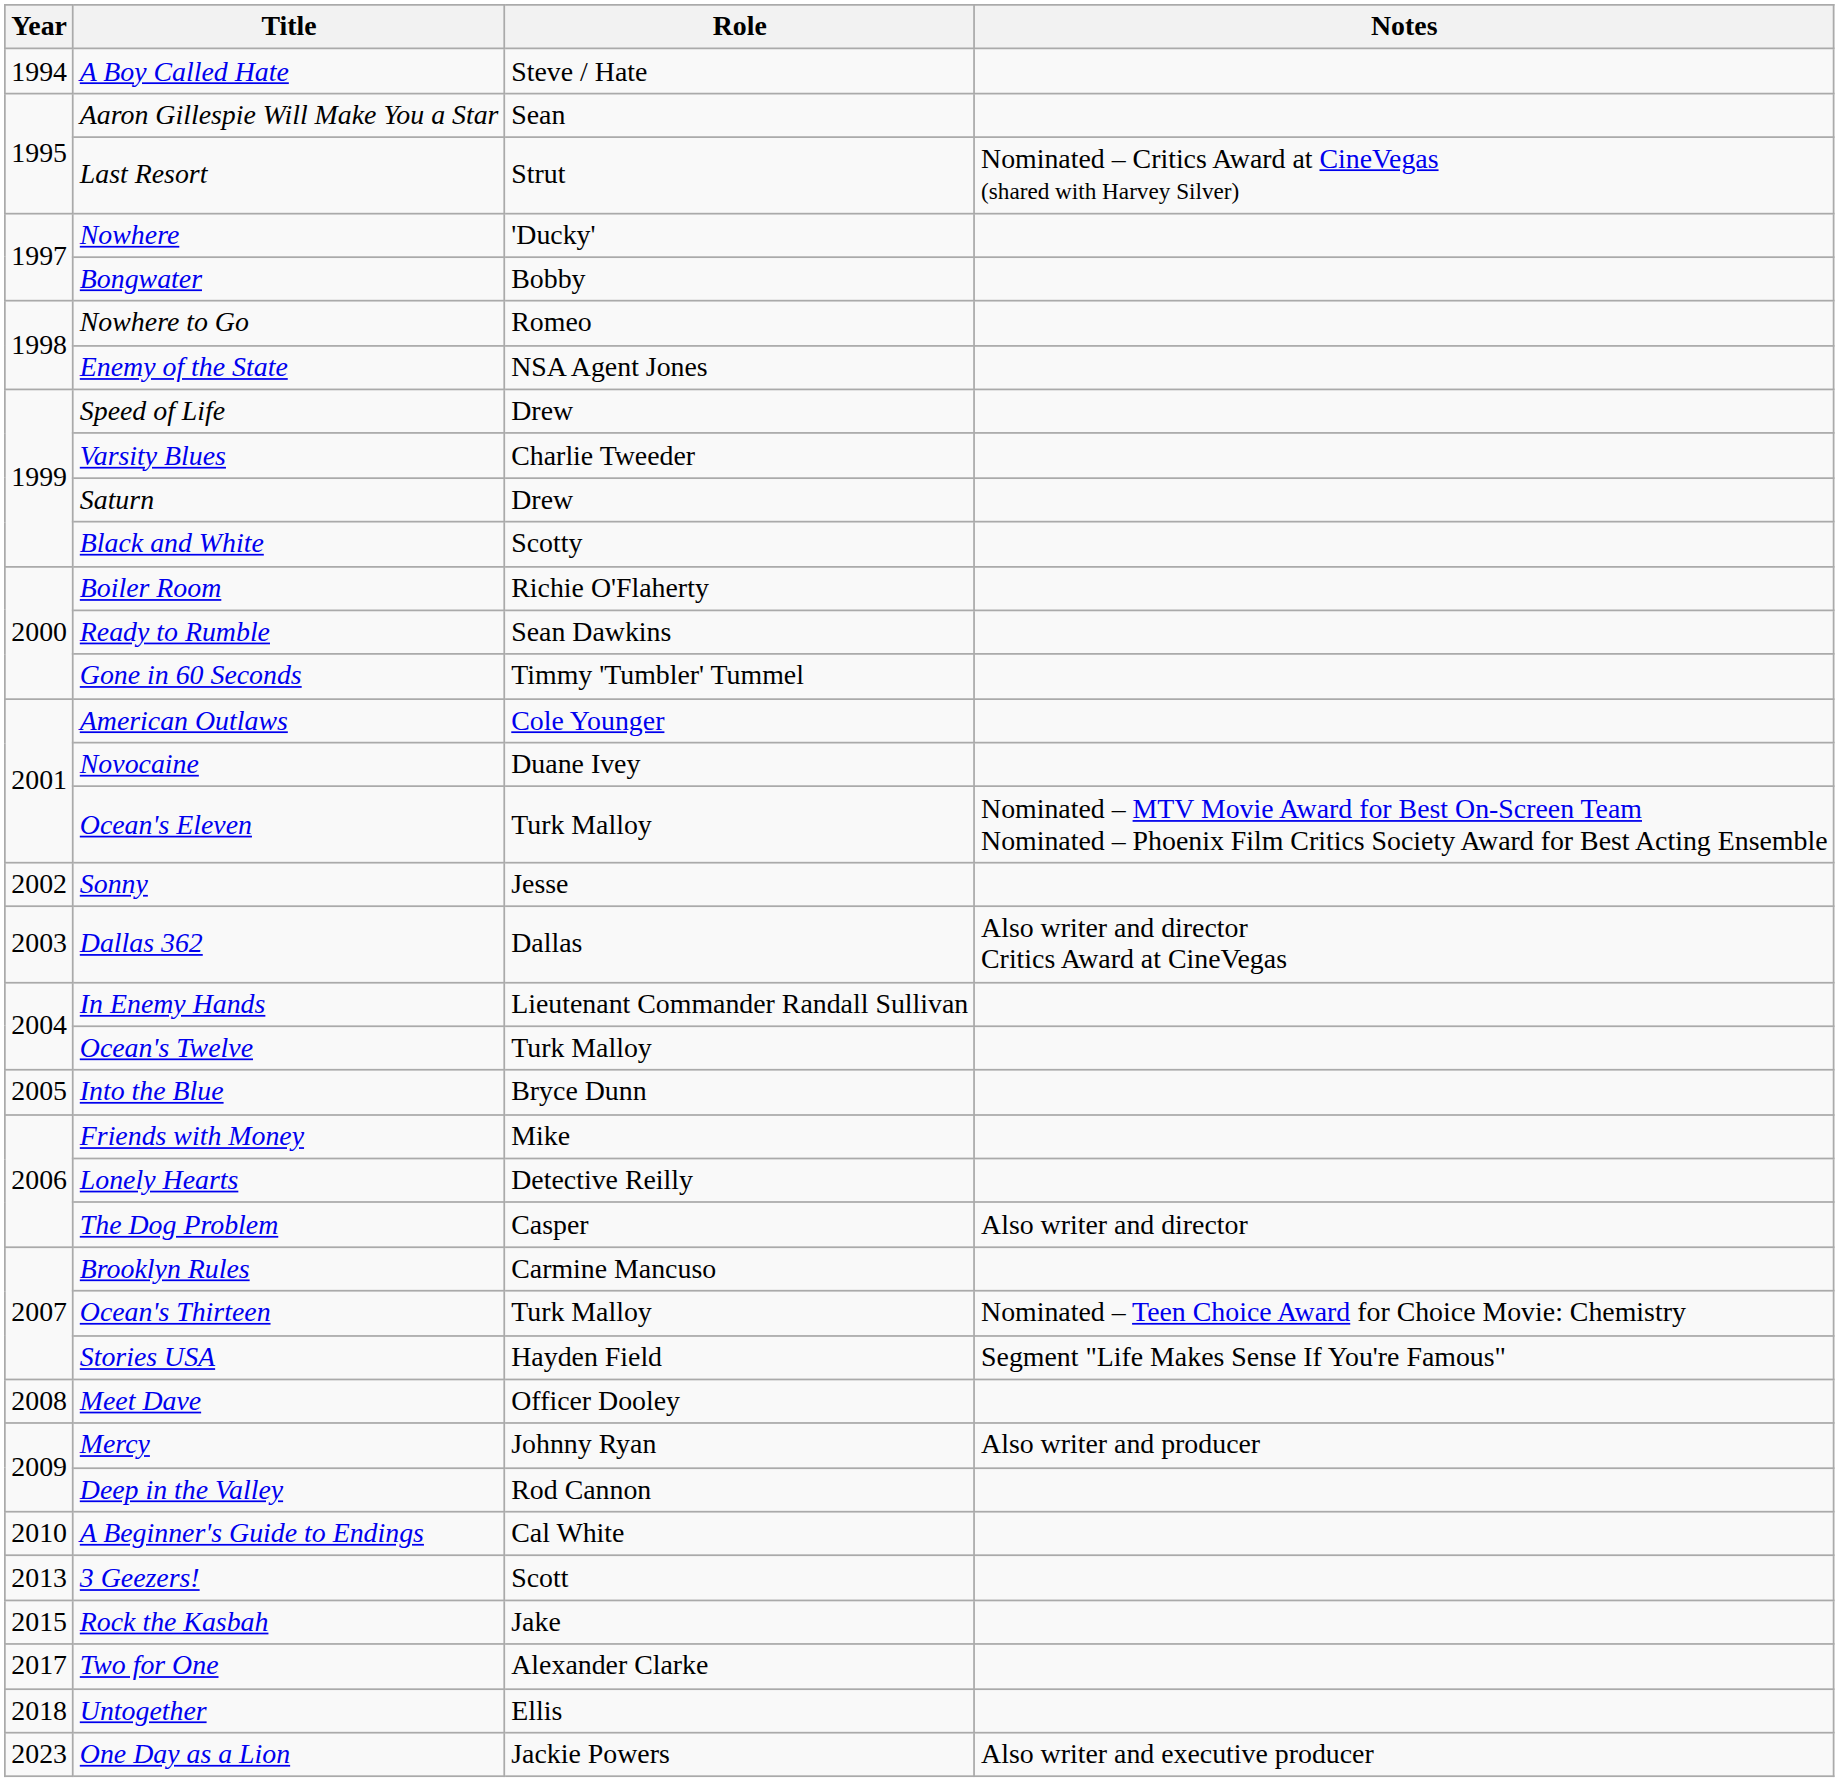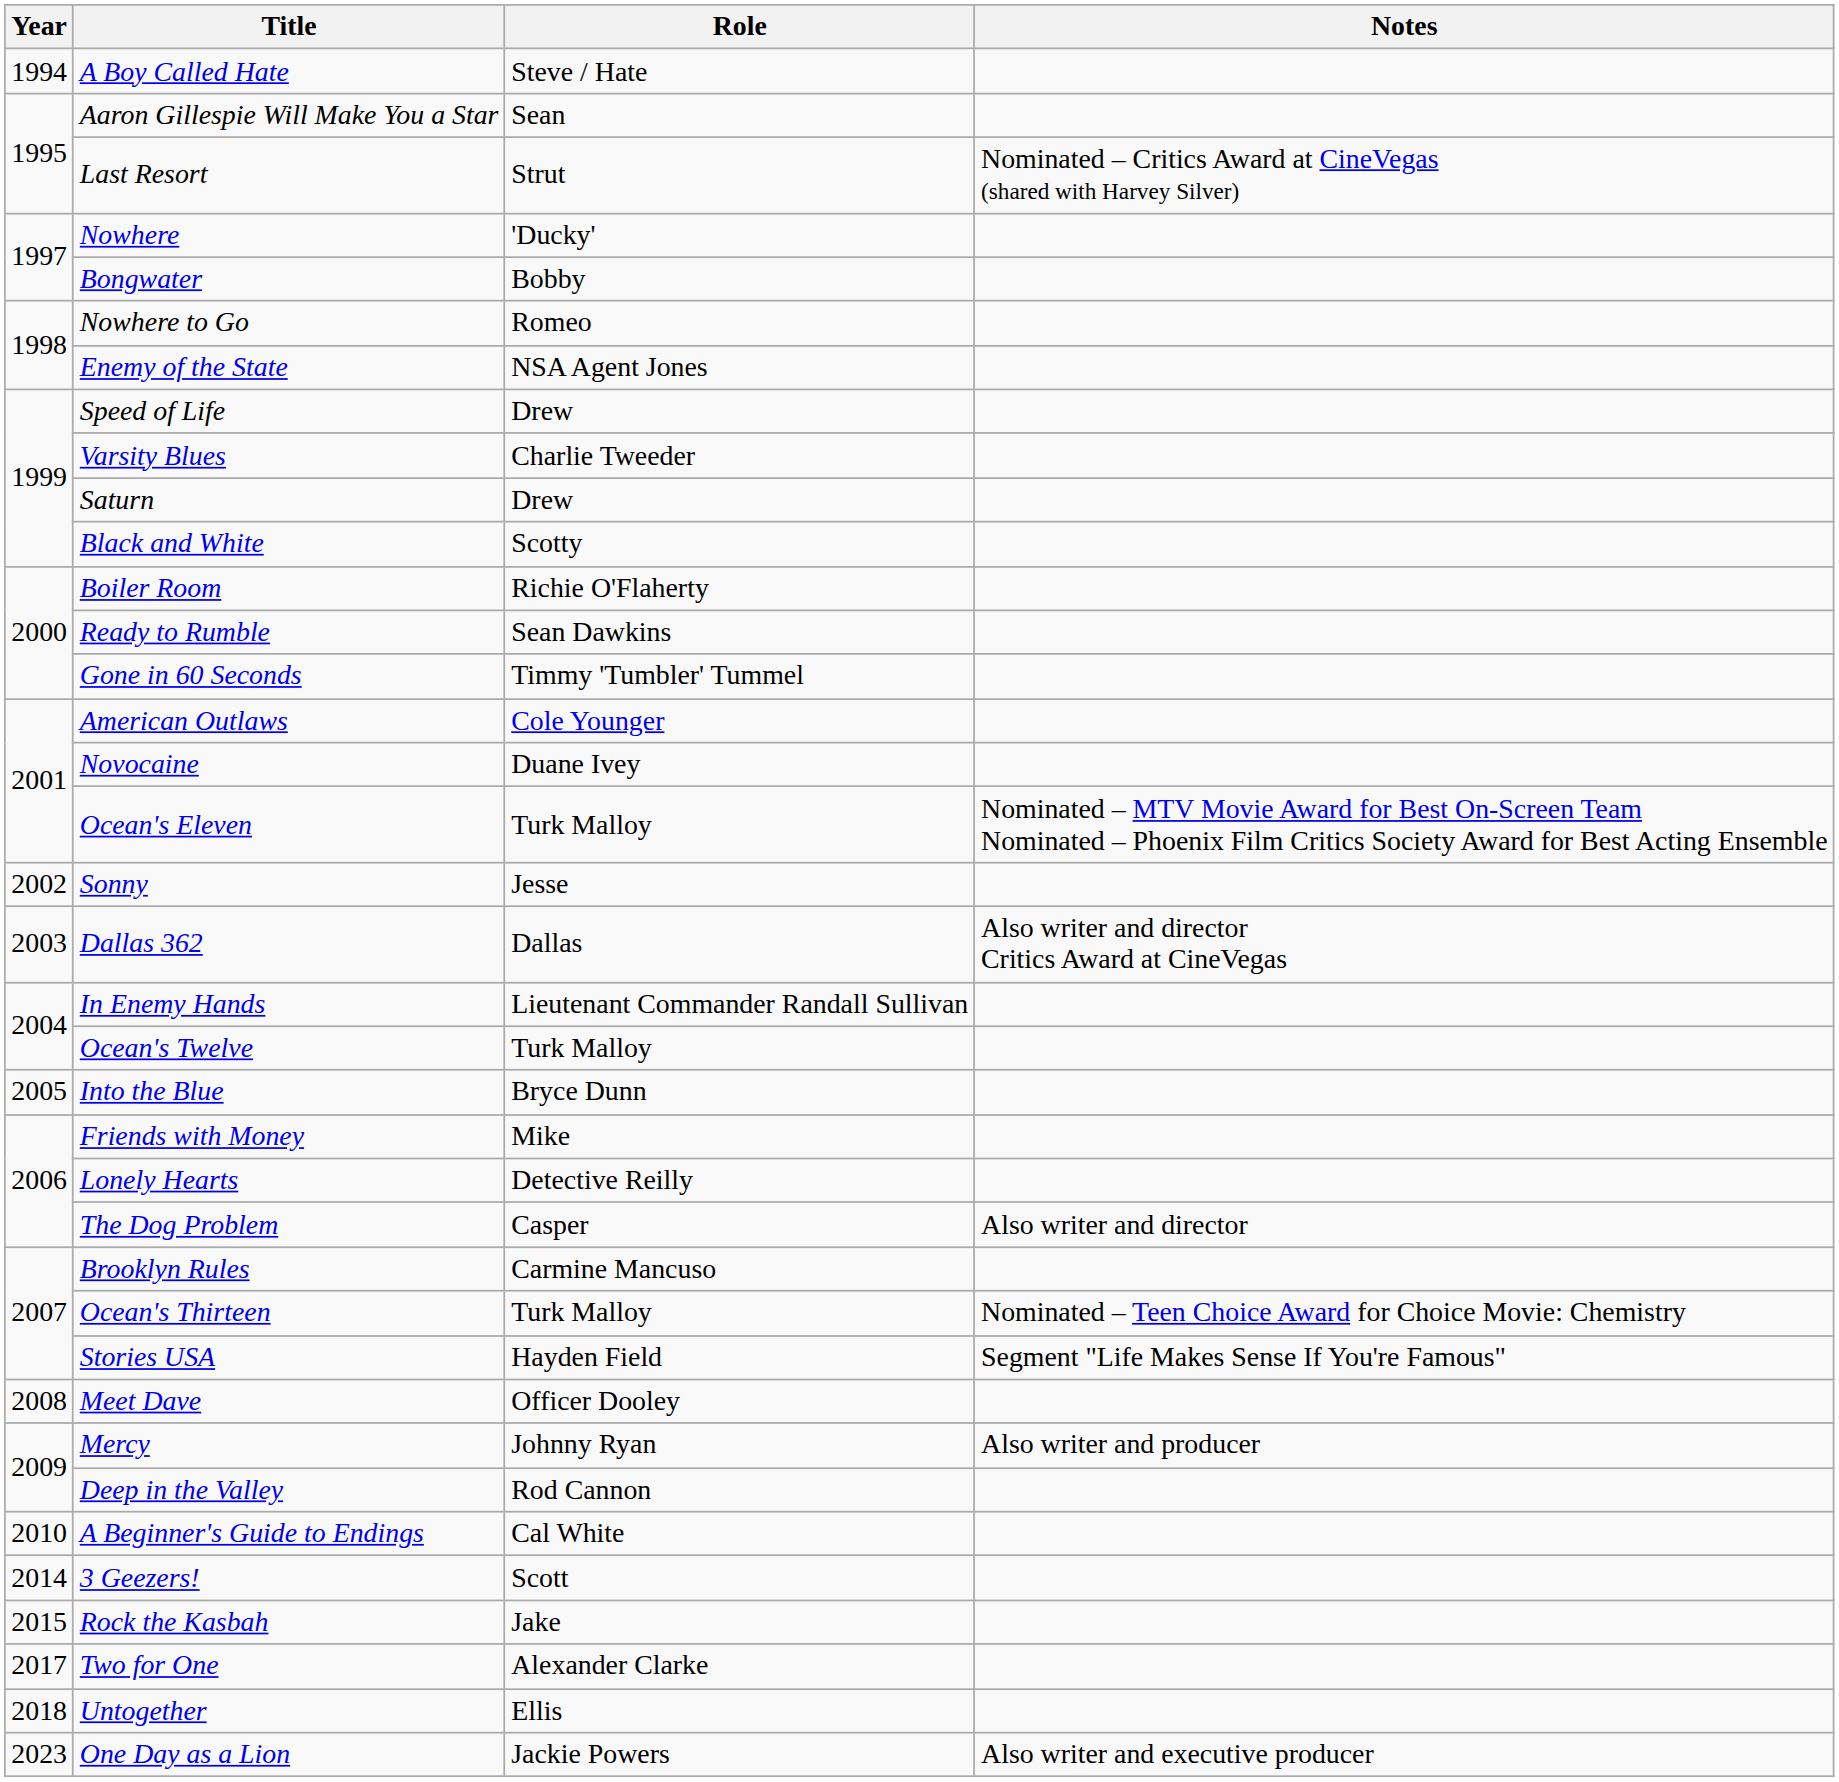(39, 1577) 2013 -> (39, 1577) 2014
